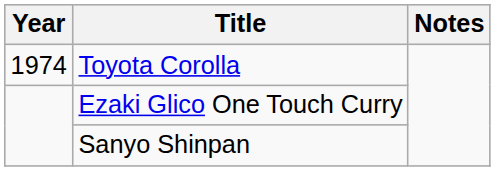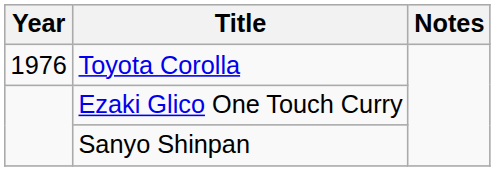(39, 64) 1974 -> (39, 64) 1976
